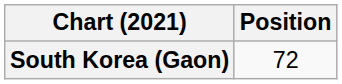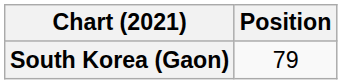(286, 59) 72 -> (286, 59) 79
